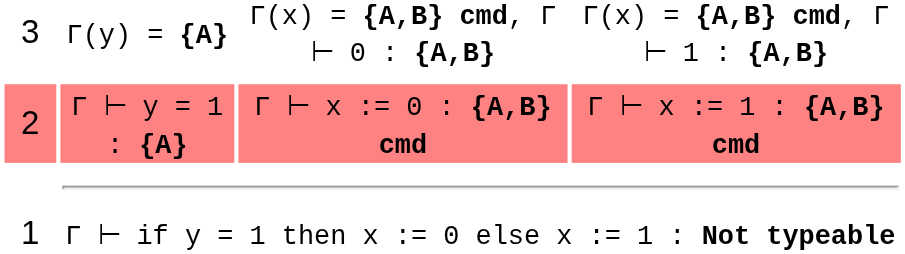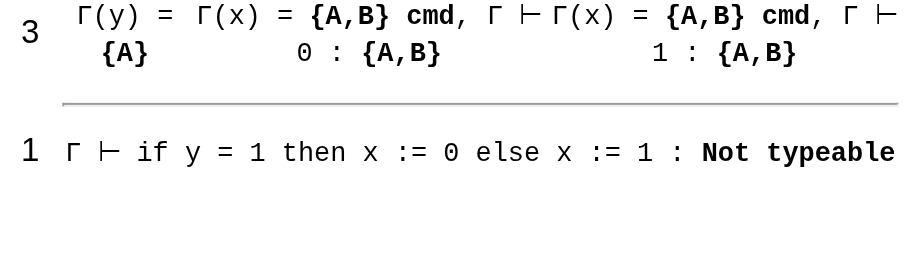- row: (30, 123)
